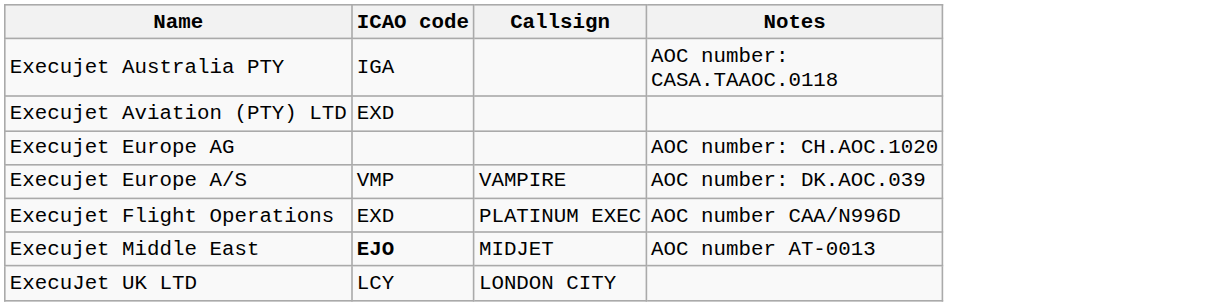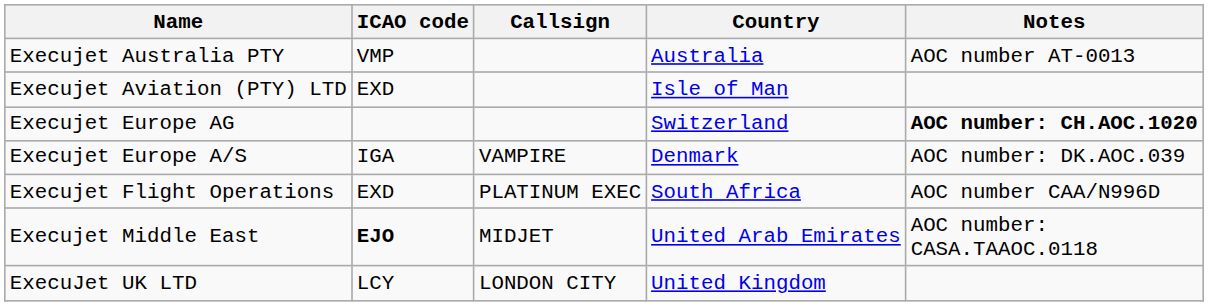+ column: (776, 22)
(375, 68) IGA -> (375, 56) VMP
(745, 68) AOC number: CASA.TAAOC.0118 -> (1023, 56) AOC number AT-0013
(795, 147) normal -> (1054, 123) bold
(375, 181) VMP -> (375, 157) IGA
(763, 249) AOC number AT-0013 -> (1004, 237) AOC number: CASA.TAAOC.0118
